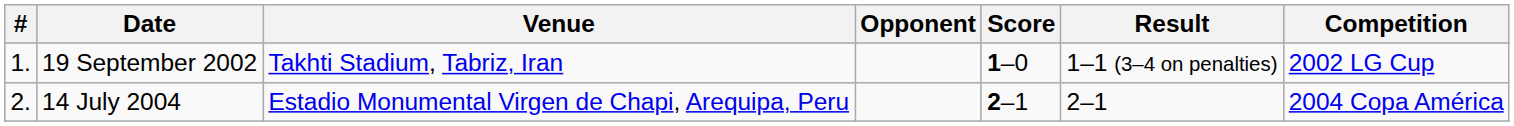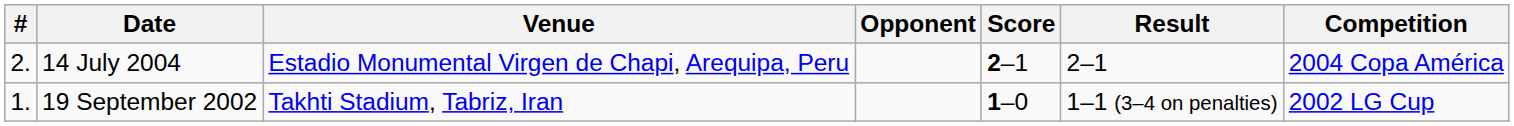rows swapped: (150, 62) <-> (112, 101)
